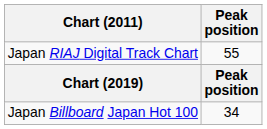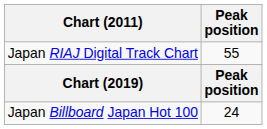(232, 113) 34 -> (232, 113) 24
